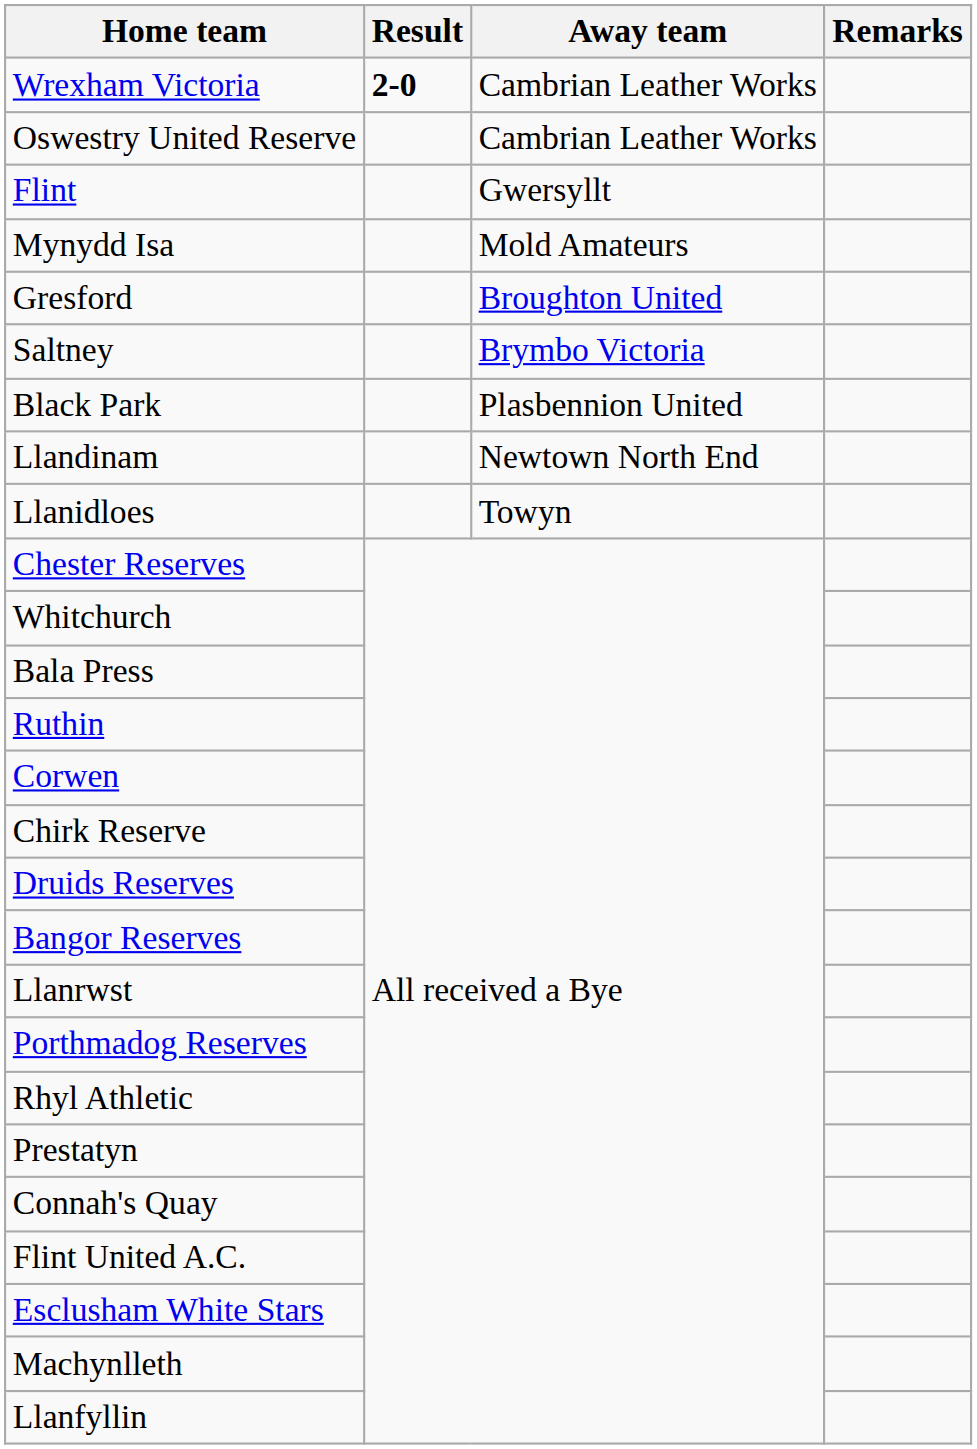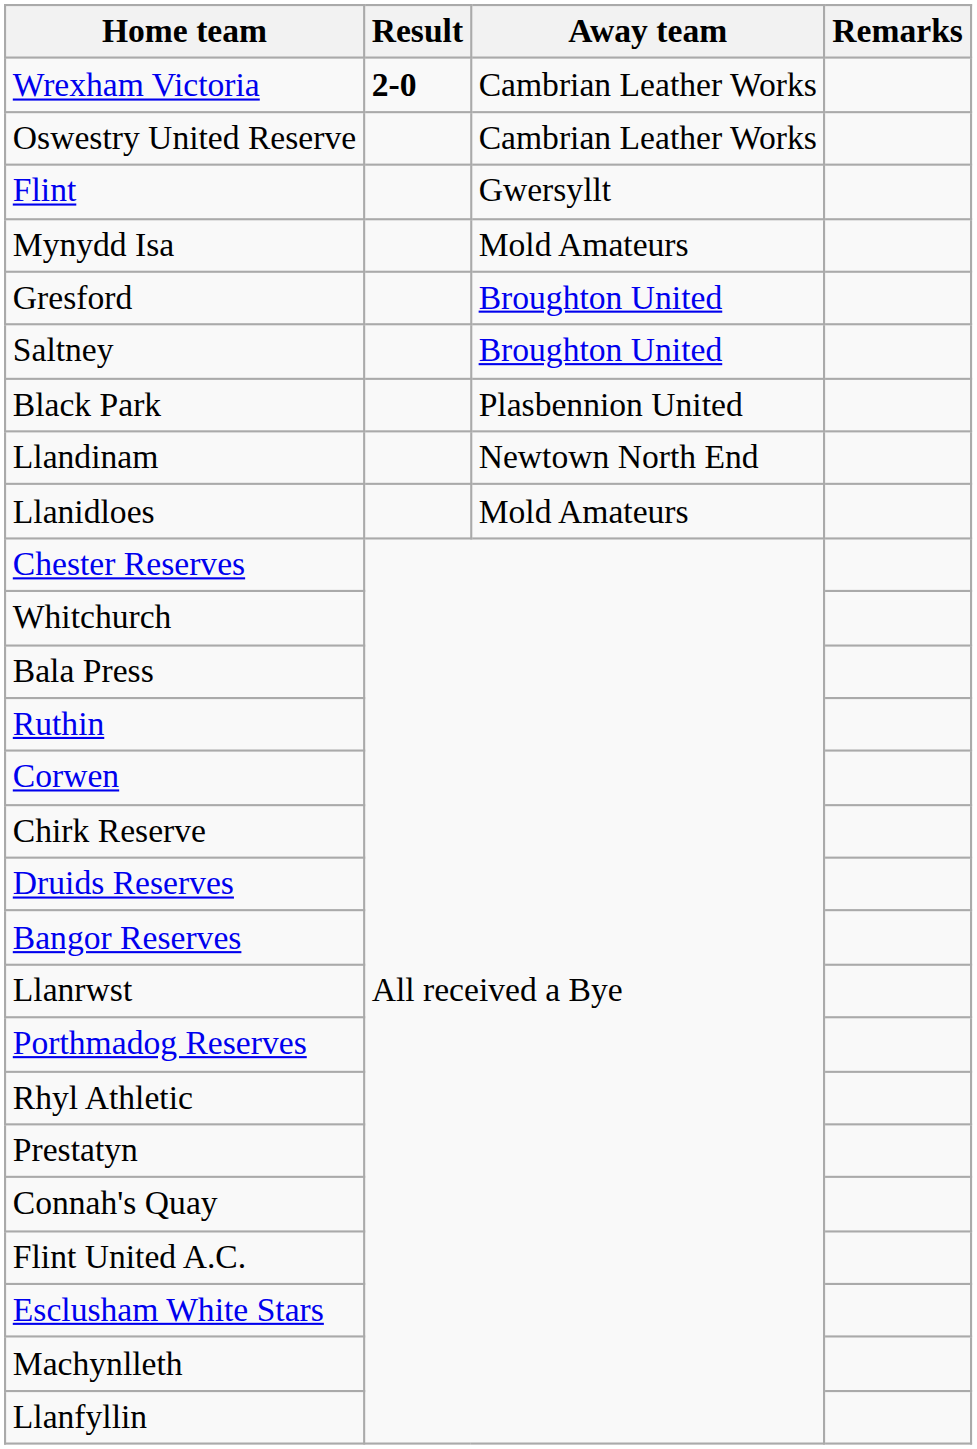(592, 350) Brymbo Victoria -> (600, 350) Broughton United
(525, 510) Towyn -> (584, 510) Mold Amateurs
